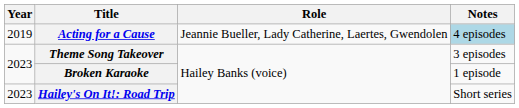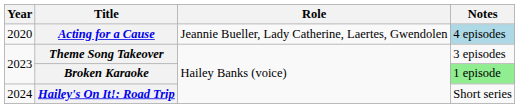(20, 34) 2019 -> (20, 34) 2020
(477, 73) no background -> (477, 73) lightgreen background
(20, 93) 2023 -> (20, 93) 2024
